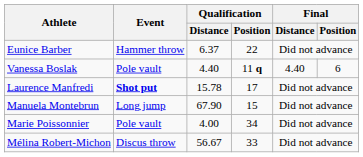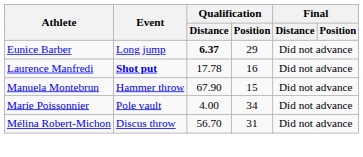(150, 50) Hammer throw -> (141, 50) Long jump
(209, 50) normal -> (209, 50) bold
(252, 50) 22 -> (252, 50) 29
- row: (42, 68)
(209, 87) 15.78 -> (209, 68) 17.78
(252, 87) 17 -> (252, 68) 16
(141, 105) Long jump -> (150, 87) Hammer throw
(209, 142) 56.67 -> (209, 124) 56.70
(252, 142) 33 -> (252, 124) 31
